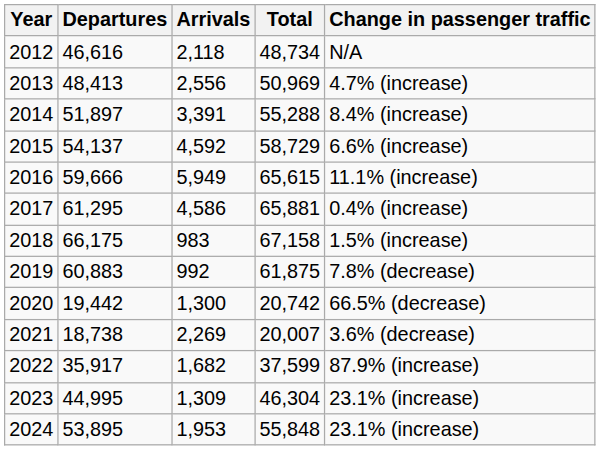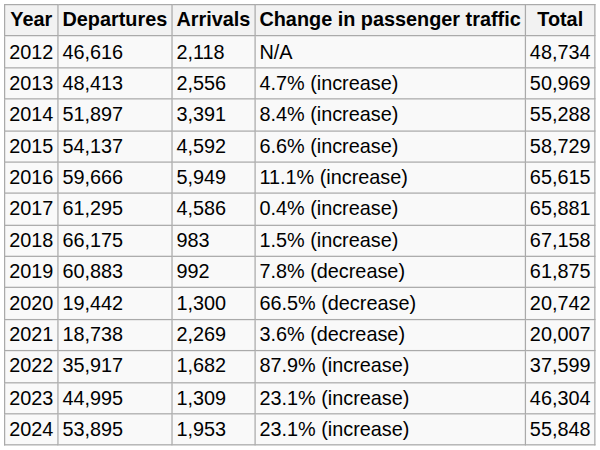columns swapped: (290, 20) <-> (460, 20)
